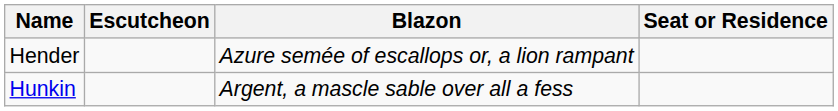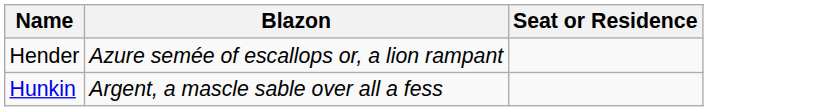- column: (149, 21)
